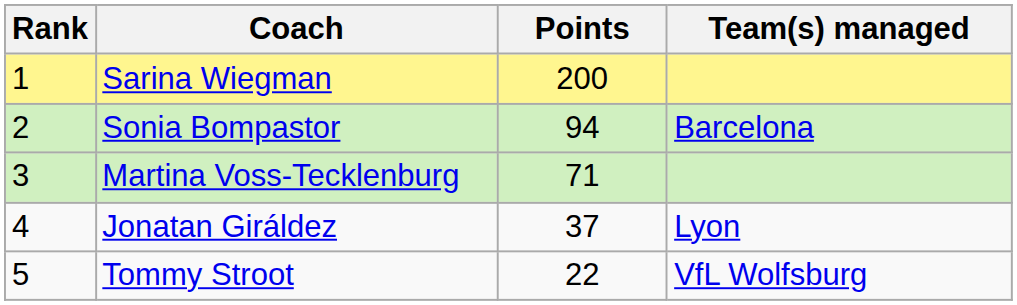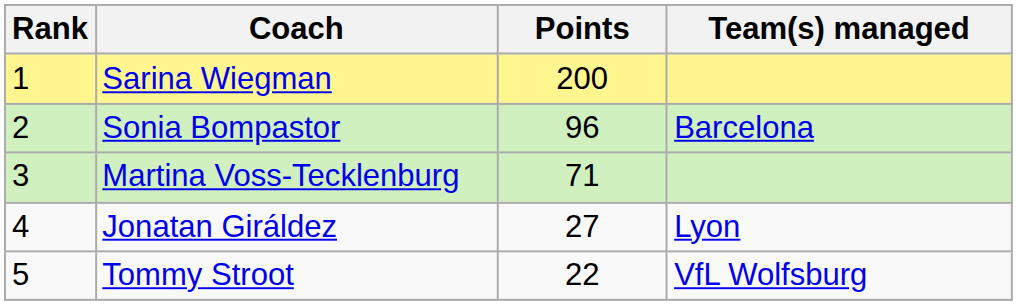(582, 127) 94 -> (582, 127) 96
(582, 226) 37 -> (582, 226) 27
